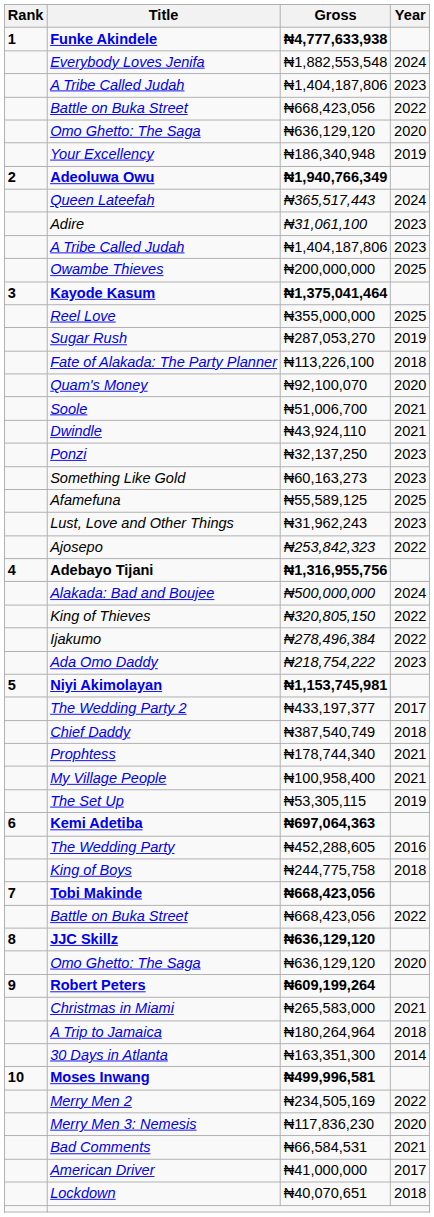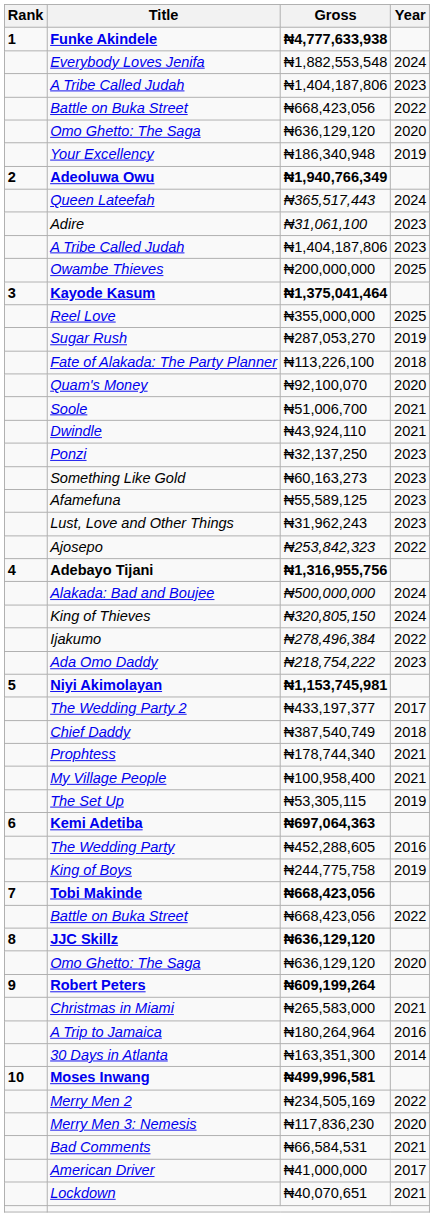(410, 500) 2025 -> (410, 500) 2023
(410, 616) 2022 -> (410, 616) 2024
(410, 870) 2018 -> (410, 870) 2019
(410, 1032) 2018 -> (410, 1032) 2016
(410, 1193) 2018 -> (410, 1193) 2021
